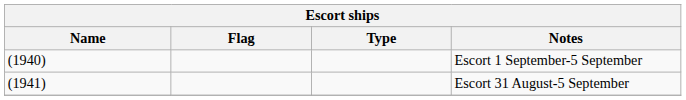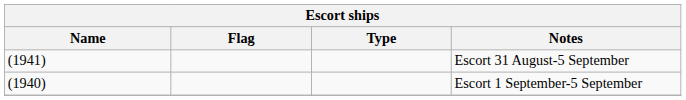rows swapped: (548, 60) <-> (542, 83)
